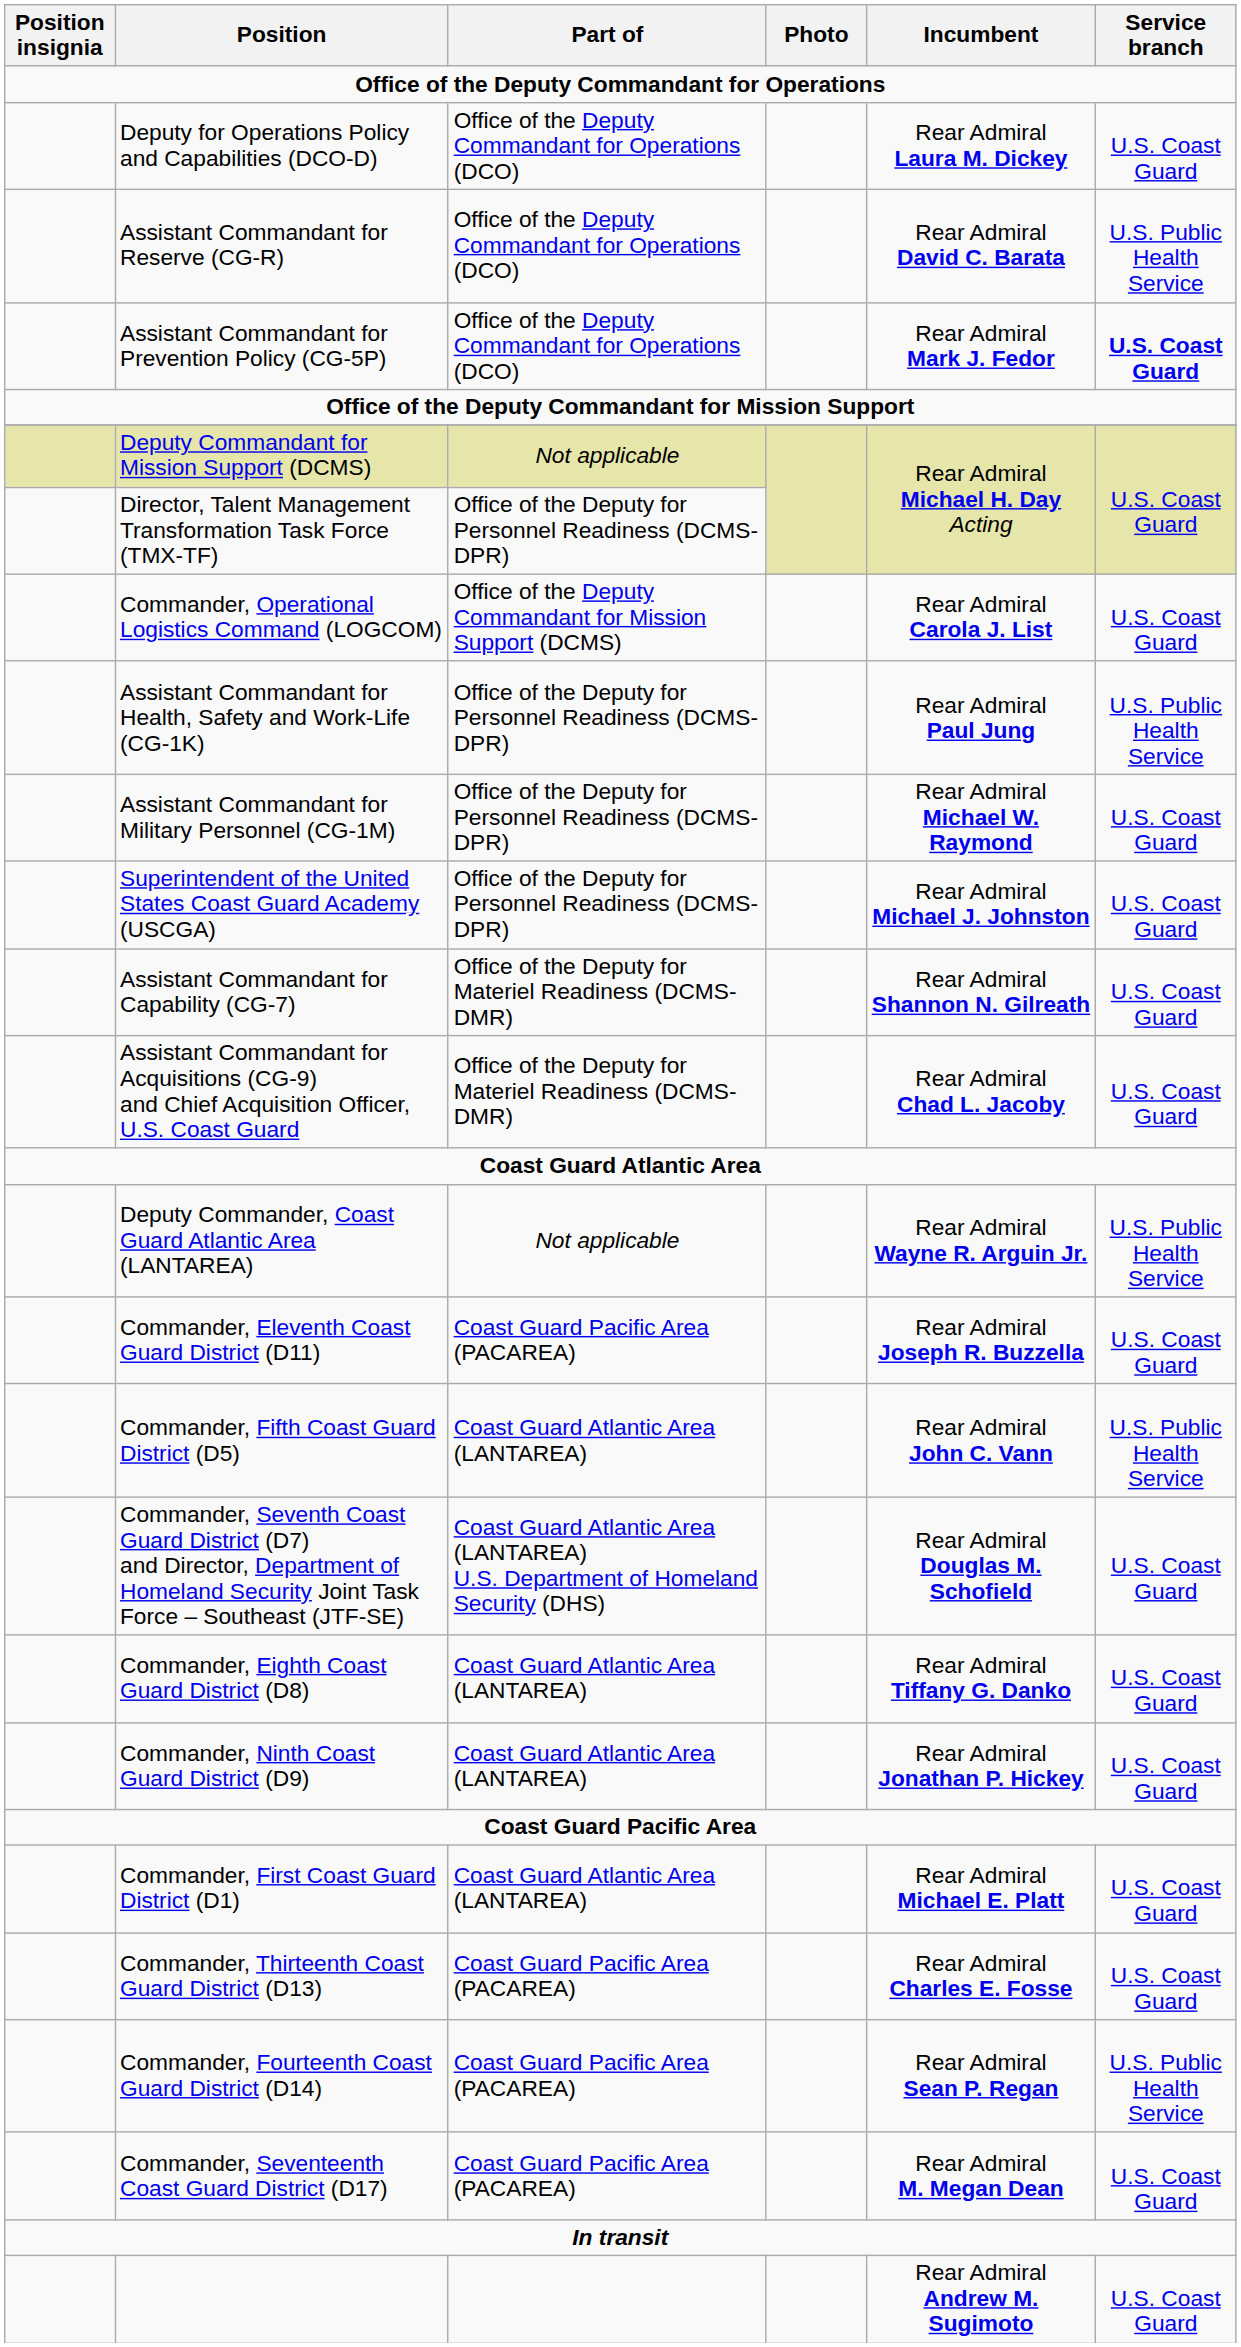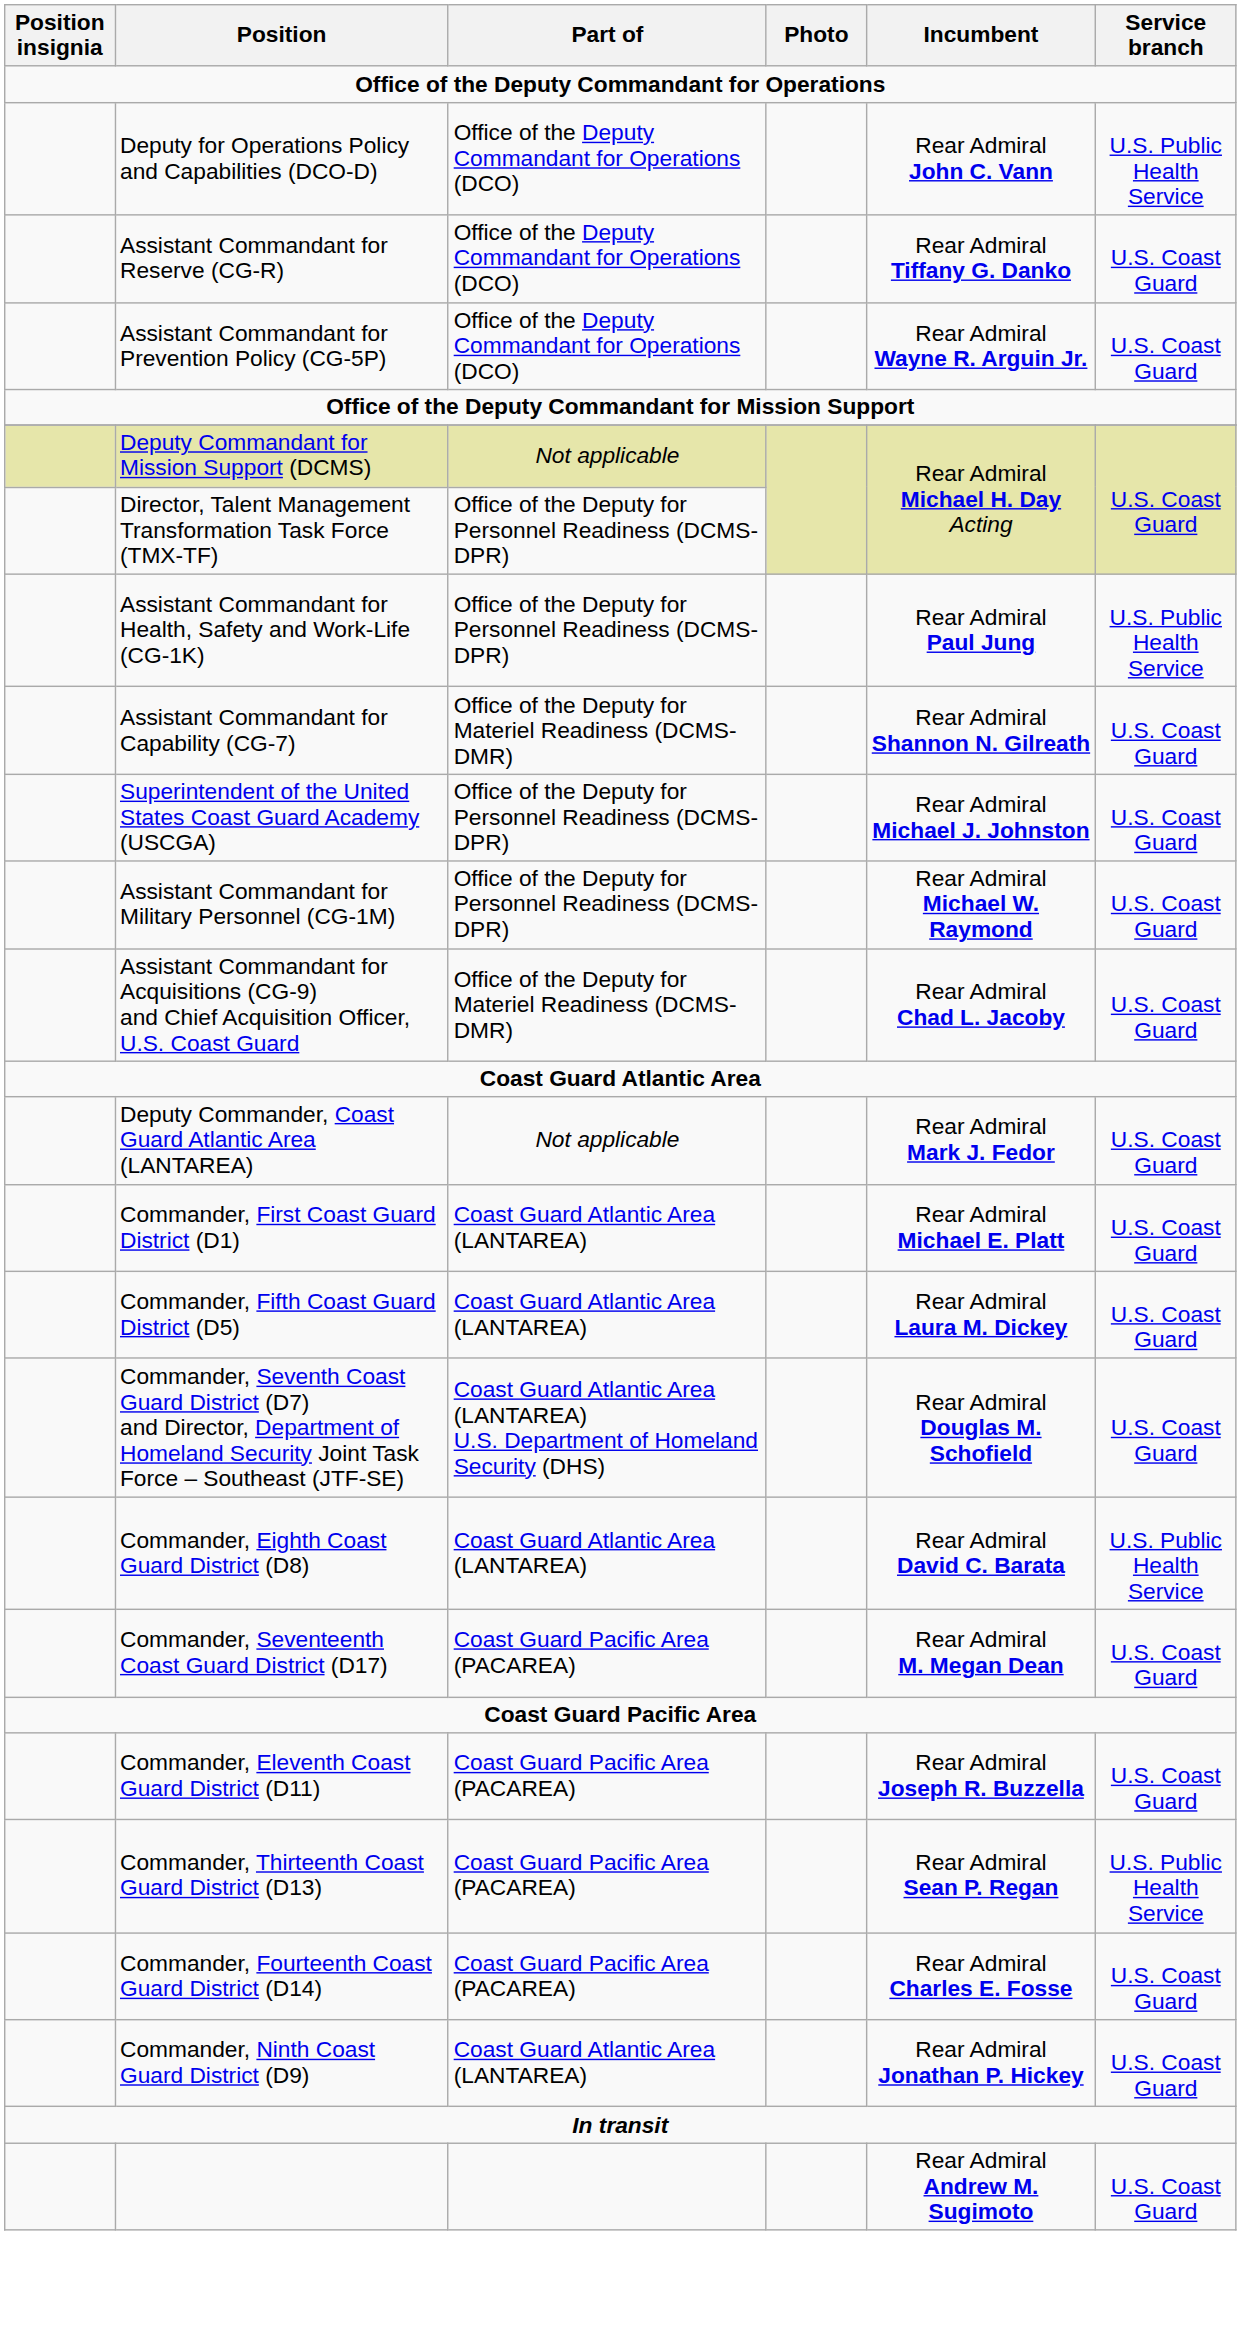(981, 145) Rear Admiral Laura M. Dickey -> (981, 158) Rear Admiral John C. Vann
(1166, 158) U.S. Coast Guard -> (1166, 171) U.S. Public Health Service
(981, 245) Rear Admiral David C. Barata -> (981, 258) Rear Admiral Tiffany G. Danko
(1166, 258) U.S. Public Health Service -> (1166, 271) U.S. Coast Guard
(981, 345) Rear Admiral Mark J. Fedor -> (981, 345) Rear Admiral Wayne R. Arguin Jr.
(1166, 358) bold -> (1166, 358) normal
- row: (281, 617)
rows swapped: (258, 817) <-> (254, 991)
(981, 1240) Rear Admiral Wayne R. Arguin Jr. -> (981, 1140) Rear Admiral Mark J. Fedor
(1166, 1253) U.S. Public Health Service -> (1166, 1153) U.S. Coast Guard
rows swapped: (278, 1888) <-> (265, 1340)
(981, 1440) Rear Admiral John C. Vann -> (981, 1314) Rear Admiral Laura M. Dickey
(1166, 1452) U.S. Public Health Service -> (1166, 1327) U.S. Coast Guard
(981, 1678) Rear Admiral Tiffany G. Danko -> (981, 1552) Rear Admiral David C. Barata
(1166, 1691) U.S. Coast Guard -> (1166, 1565) U.S. Public Health Service
rows swapped: (248, 1765) <-> (254, 2175)
(981, 1975) Rear Admiral Charles E. Fosse -> (981, 1875) Rear Admiral Sean P. Regan
(1166, 1988) U.S. Coast Guard -> (1166, 1888) U.S. Public Health Service
(981, 2075) Rear Admiral Sean P. Regan -> (981, 1975) Rear Admiral Charles E. Fosse
(1166, 2088) U.S. Public Health Service -> (1166, 1988) U.S. Coast Guard
